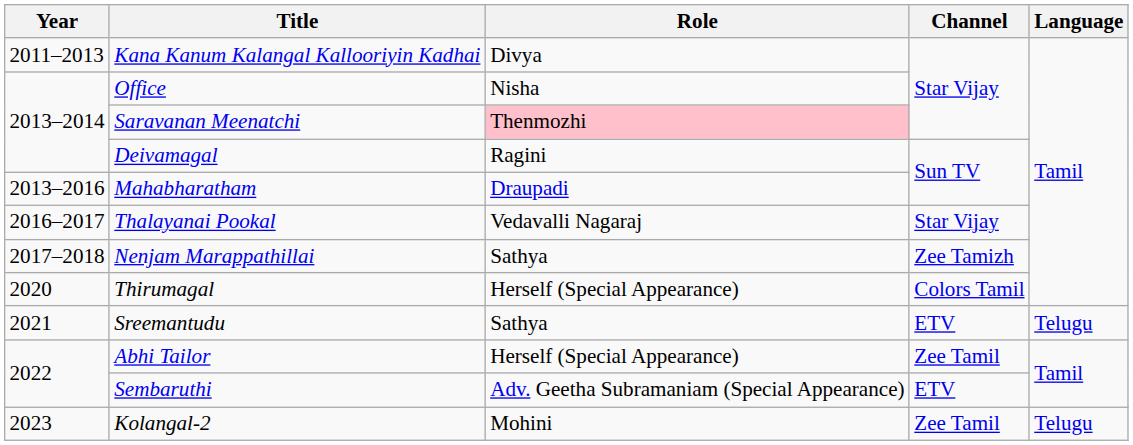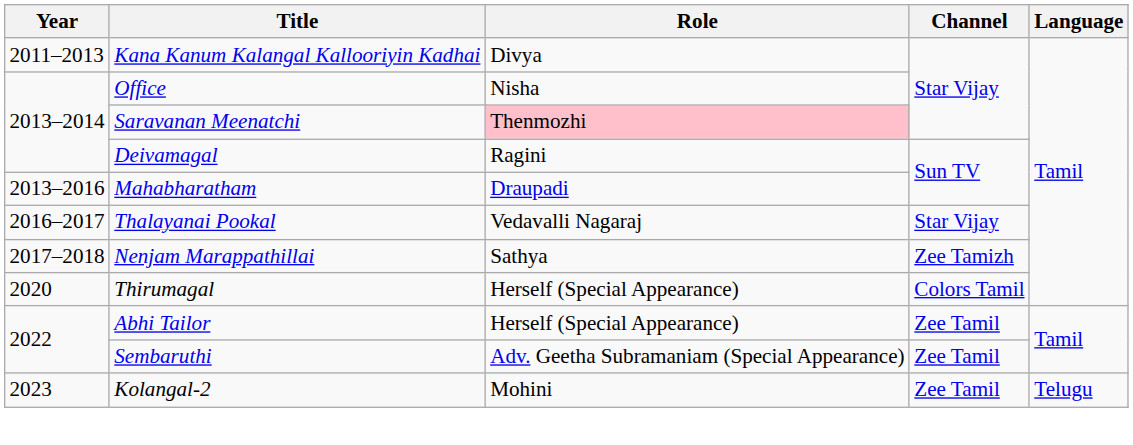- row: (170, 322)
(935, 389) ETV -> (957, 356) Zee Tamil
